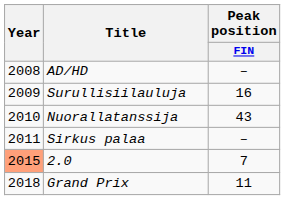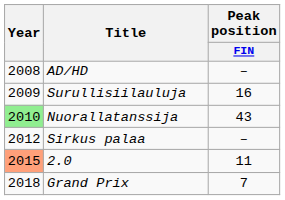(24, 116) no background -> (24, 116) lightgreen background
(24, 139) 2011 -> (24, 139) 2012
(244, 161) 7 -> (244, 161) 11
(244, 183) 11 -> (244, 183) 7
